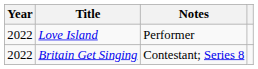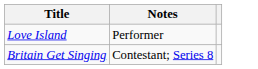- column: (20, 14)
